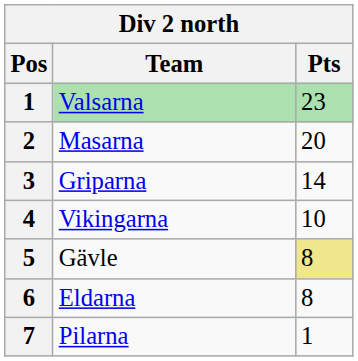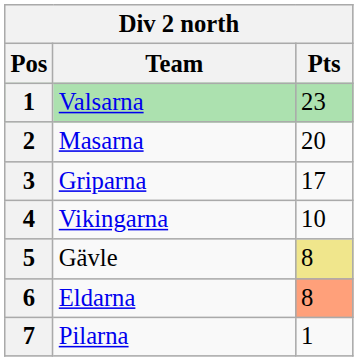(313, 180) 14 -> (313, 180) 17
(307, 297) no background -> (307, 297) lightsalmon background
